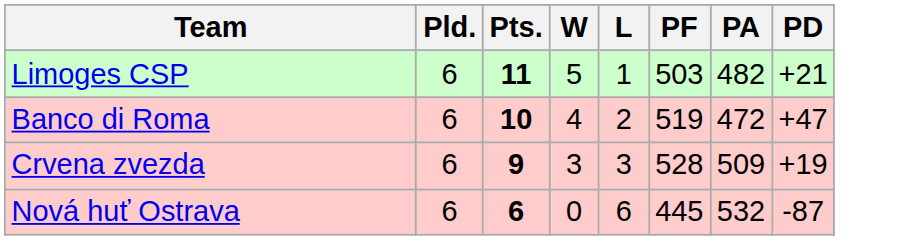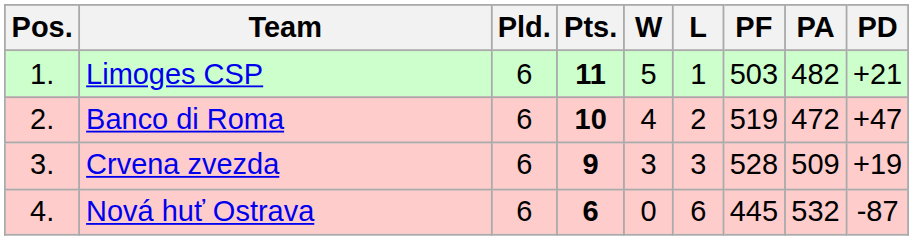+ column: (42, 27)
